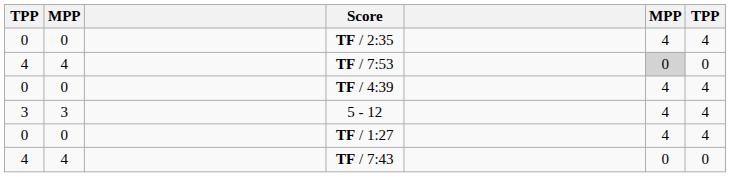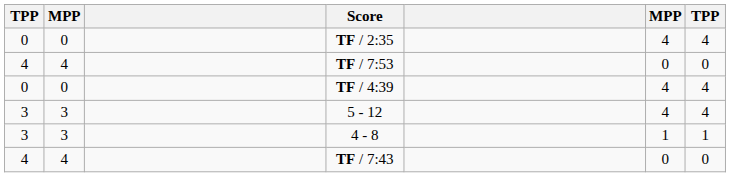(665, 64) lightgrey background -> (665, 64) no background
+ row: (365, 135)
- row: (365, 135)
